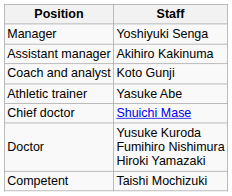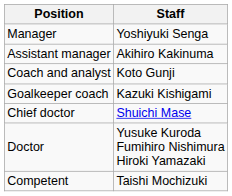+ row: (58, 93)
- row: (47, 93)
